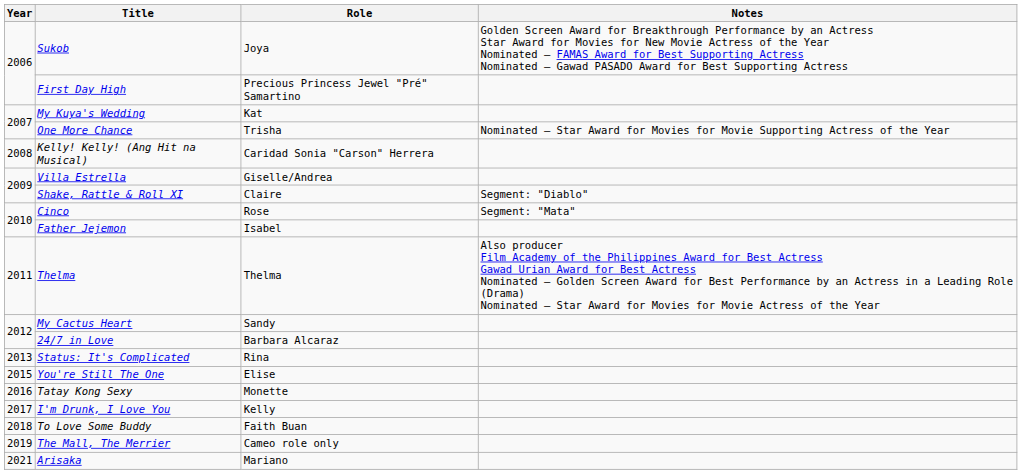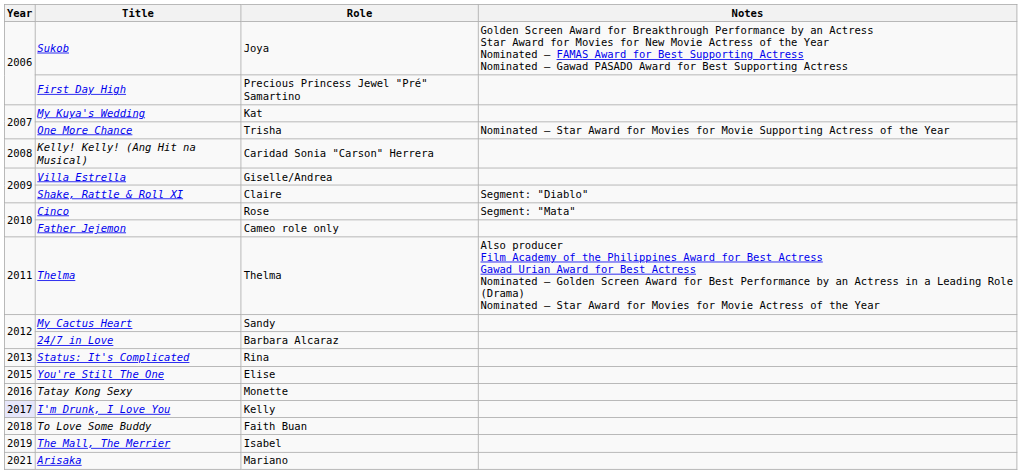(263, 228) Isabel -> (291, 228) Cameo role only
(20, 409) no background -> (20, 409) lavender background
(291, 443) Cameo role only -> (263, 443) Isabel
